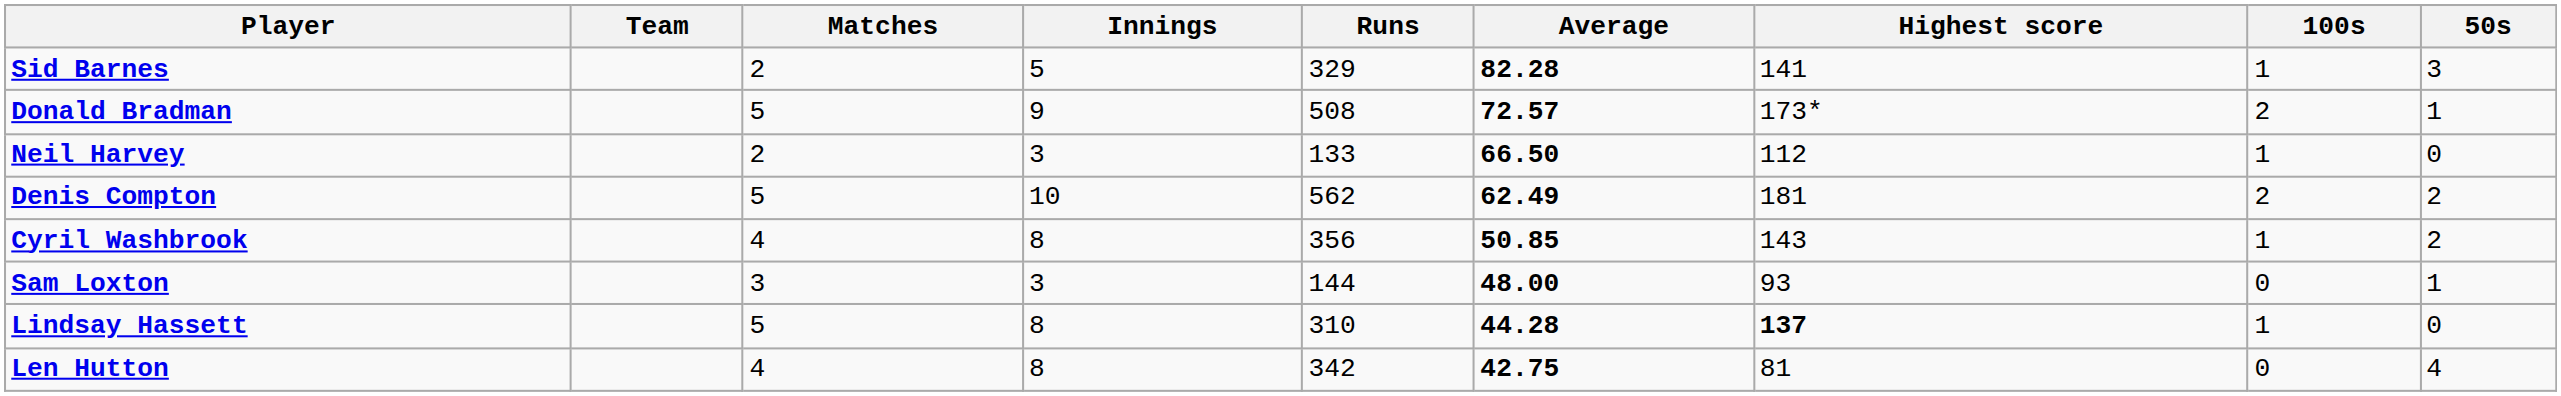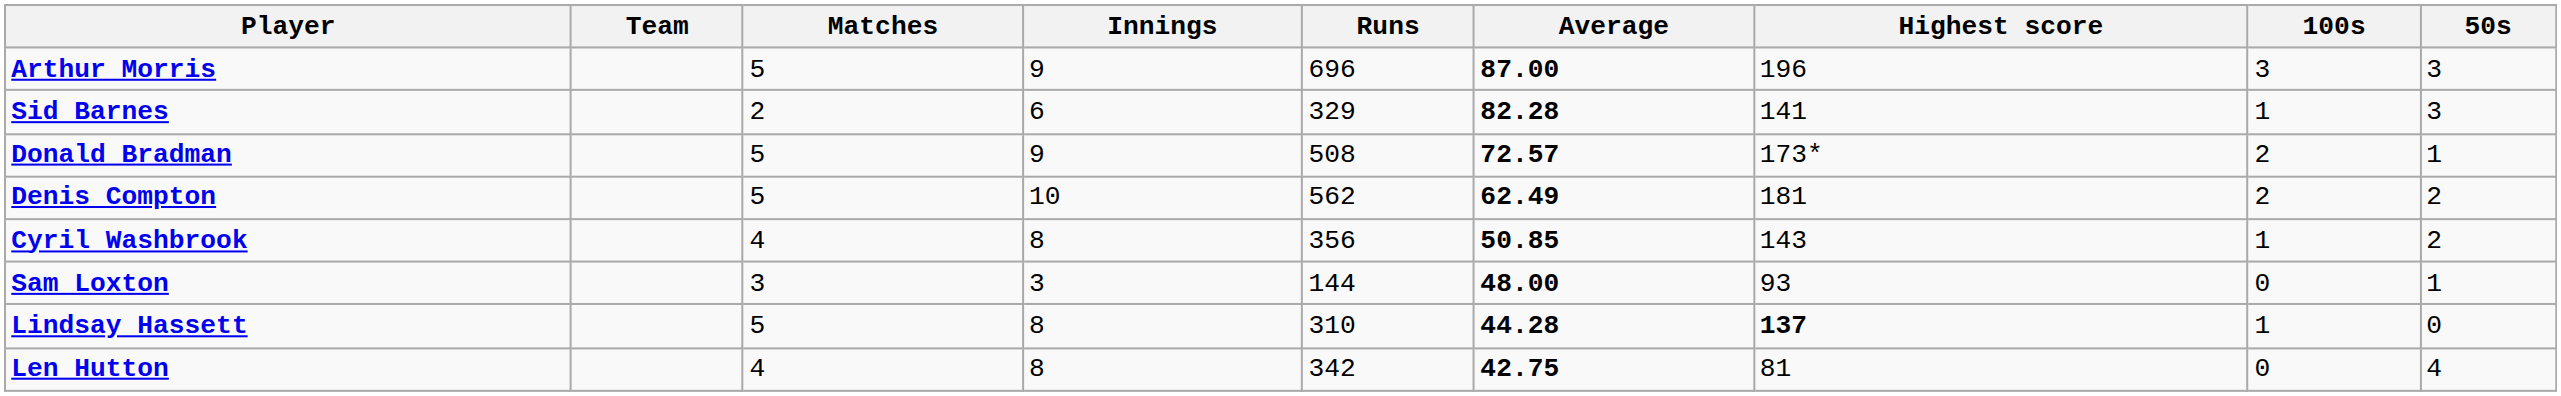+ row: (114, 69)
(1037, 69) 5 -> (1037, 112) 6
- row: (98, 155)
